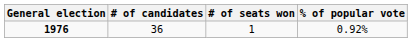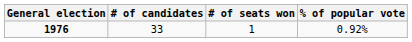(157, 30) 36 -> (157, 30) 33
